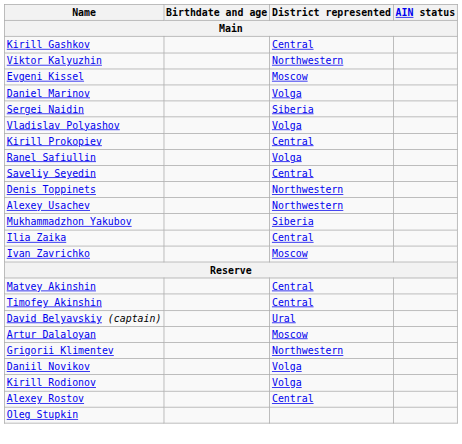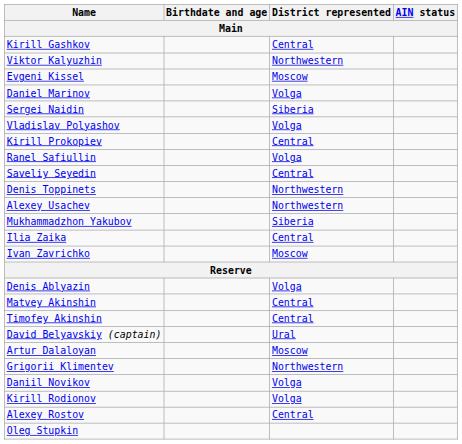+ row: (48, 286)
